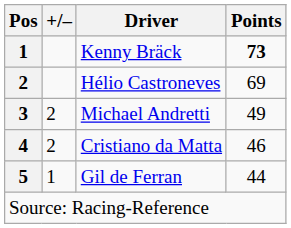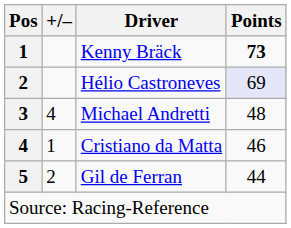(256, 83) no background -> (256, 83) lavender background
(51, 114) 2 -> (51, 114) 4
(256, 114) 49 -> (256, 114) 48
(51, 145) 2 -> (51, 145) 1
(51, 176) 1 -> (51, 176) 2
